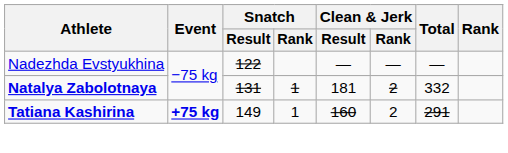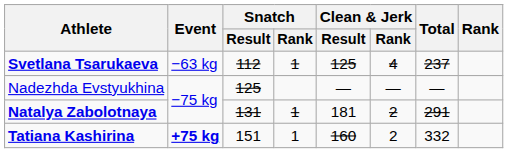+ row: (83, 64)
(248, 64) 122 -> (248, 88) 125
(437, 88) 332 -> (437, 112) 291
(248, 112) 149 -> (248, 136) 151
(437, 112) 291 -> (437, 136) 332
